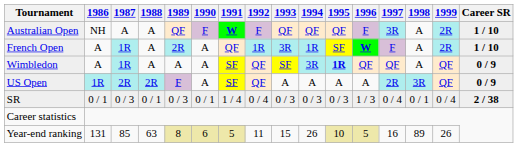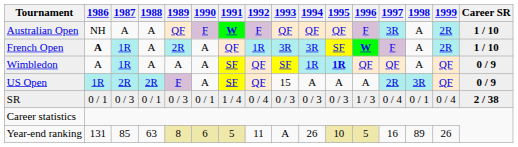(98, 47) normal -> (98, 47) bold
(312, 47) 1R -> (312, 47) 3R
(312, 64) 3R -> (312, 64) 1R
(285, 82) A -> (285, 82) 15
(285, 133) 15 -> (285, 133) A
